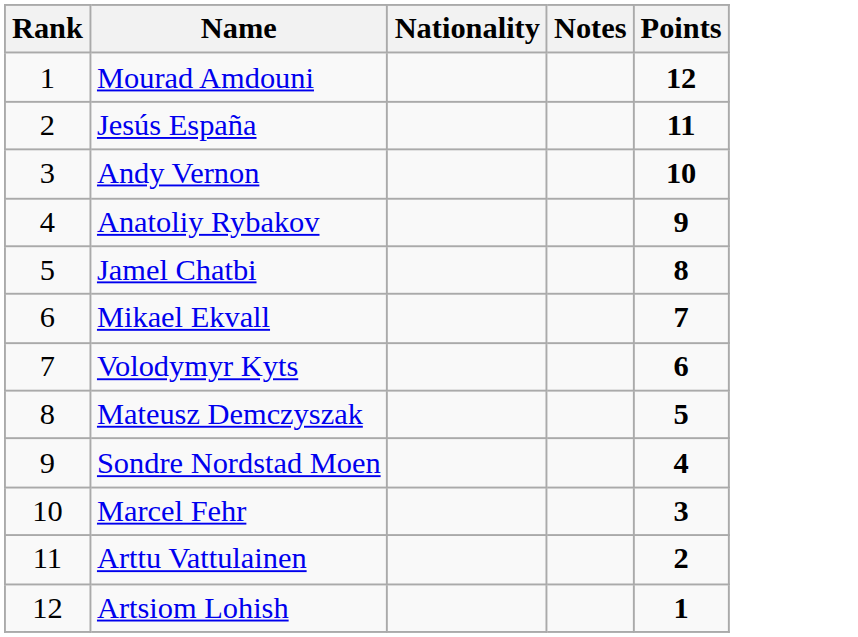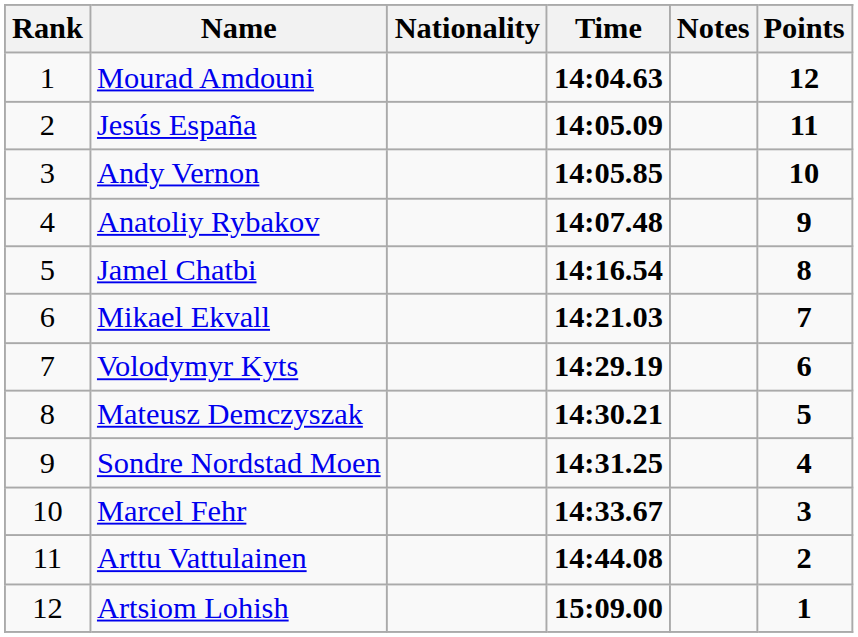+ column: (608, 28)
